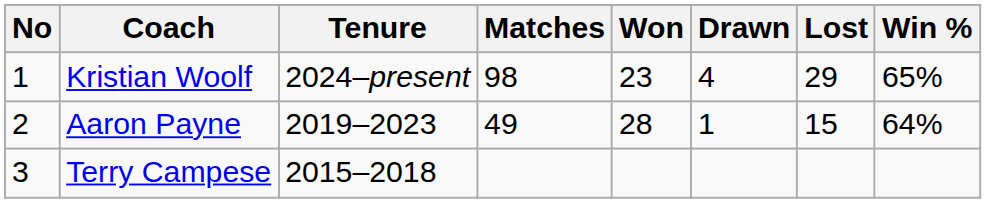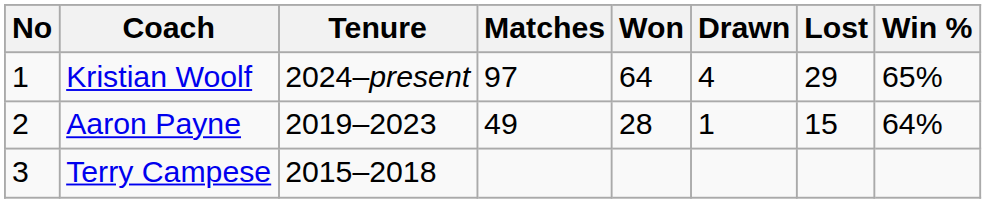(501, 76) 98 -> (501, 76) 97
(636, 76) 23 -> (636, 76) 64
